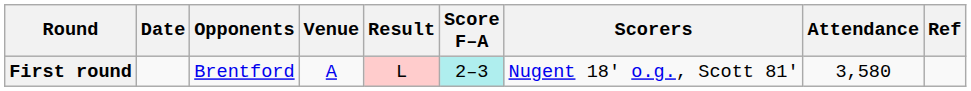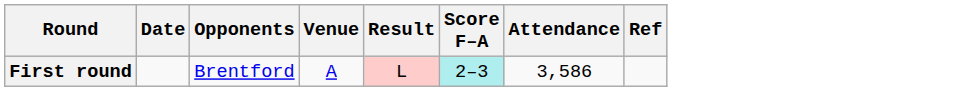- column: (654, 31)
(863, 72) 3,580 -> (564, 72) 3,586
